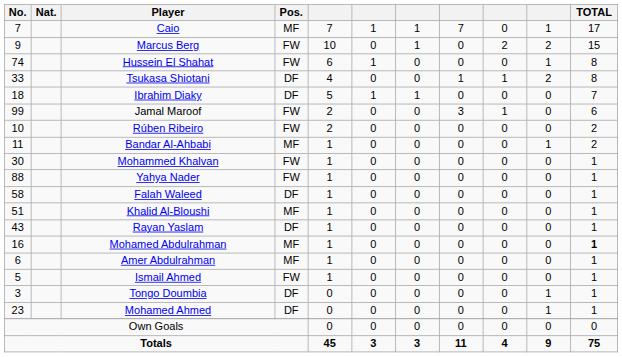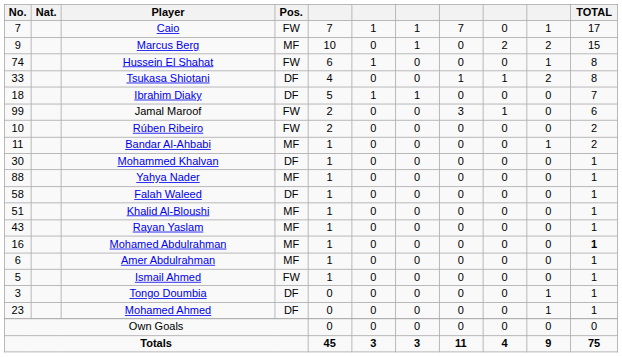(291, 28) MF -> (291, 28) FW
(291, 45) FW -> (291, 45) MF
(291, 161) FW -> (291, 161) DF
(291, 177) FW -> (291, 177) MF
(291, 227) DF -> (291, 227) MF
